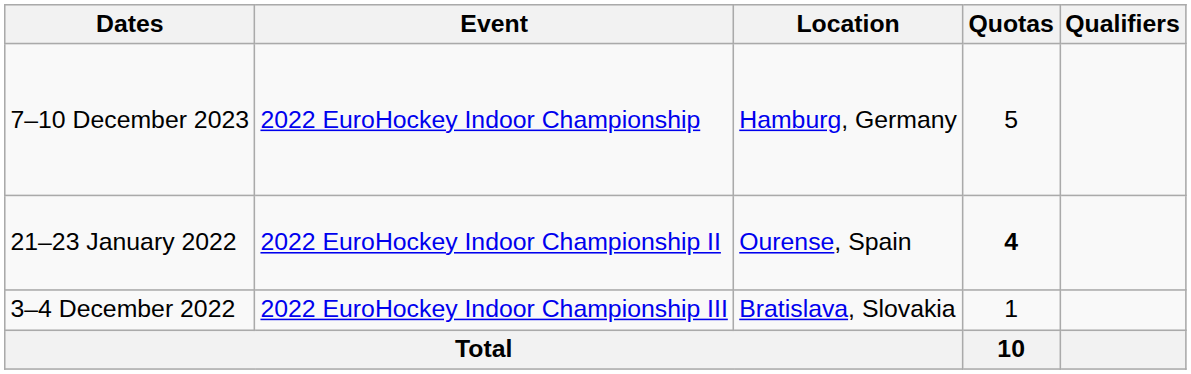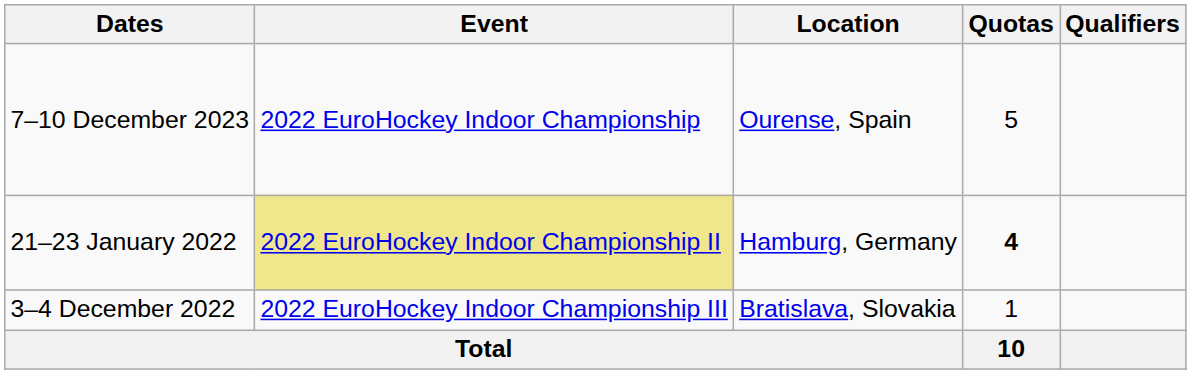(848, 119) Hamburg, Germany -> (825, 119) Ourense, Spain
(491, 242) no background -> (491, 242) khaki background
(825, 242) Ourense, Spain -> (848, 242) Hamburg, Germany
